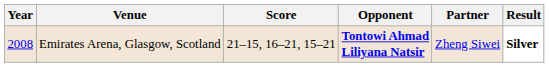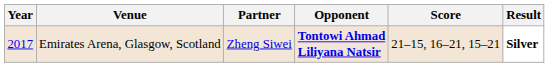columns swapped: (468, 15) <-> (281, 15)
(20, 44) 2008 -> (20, 44) 2017
